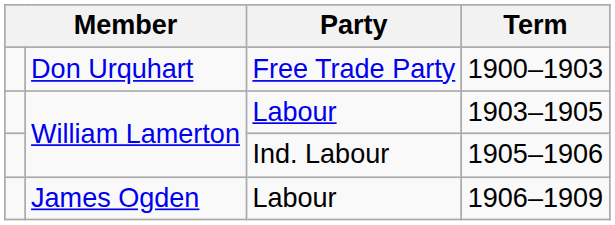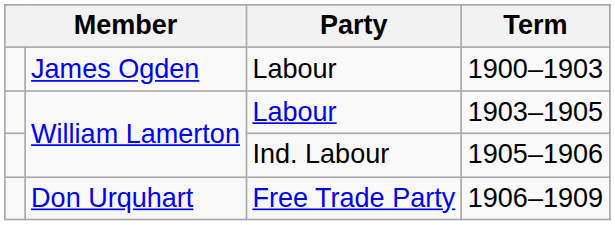(112, 68) Don Urquhart -> (115, 68) James Ogden
(354, 68) Free Trade Party -> (295, 68) Labour
(115, 197) James Ogden -> (112, 197) Don Urquhart
(295, 197) Labour -> (354, 197) Free Trade Party
